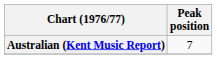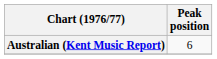(190, 44) 7 -> (190, 44) 6
